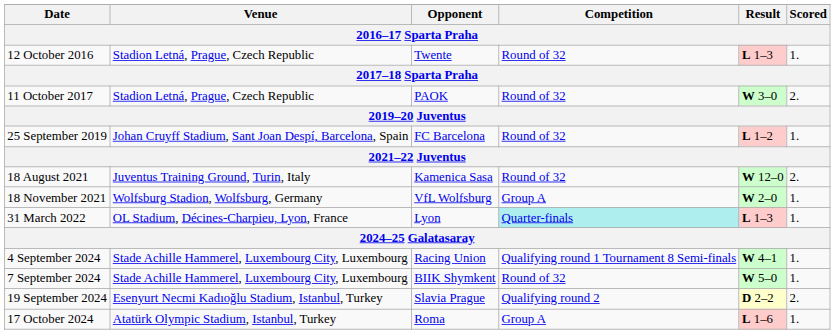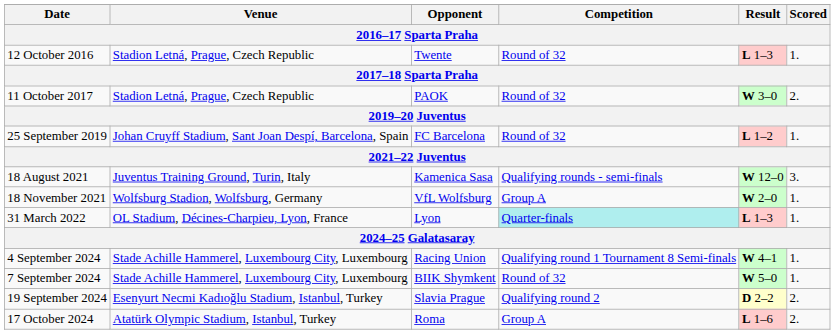(534, 177) Round of 32 -> (582, 177) Qualifying rounds - semi-finals
(794, 177) 2. -> (794, 177) 3.
(794, 319) 1. -> (794, 319) 2.
